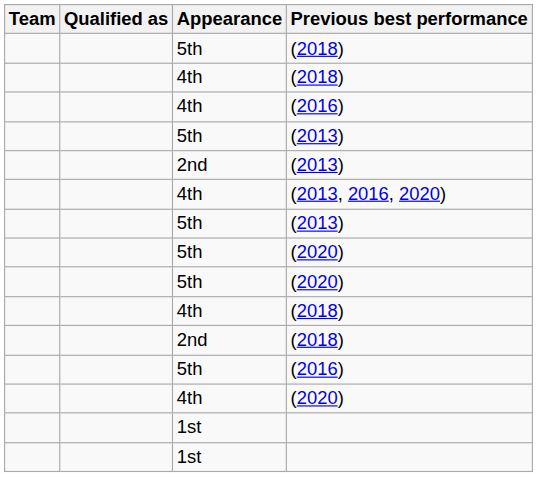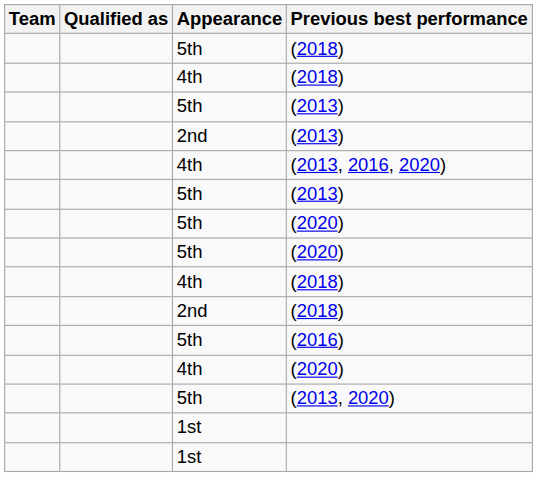- row: (190, 106)
+ row: (190, 398)
